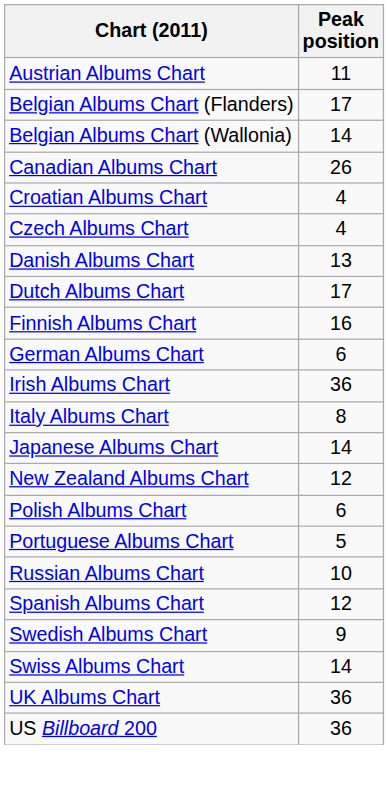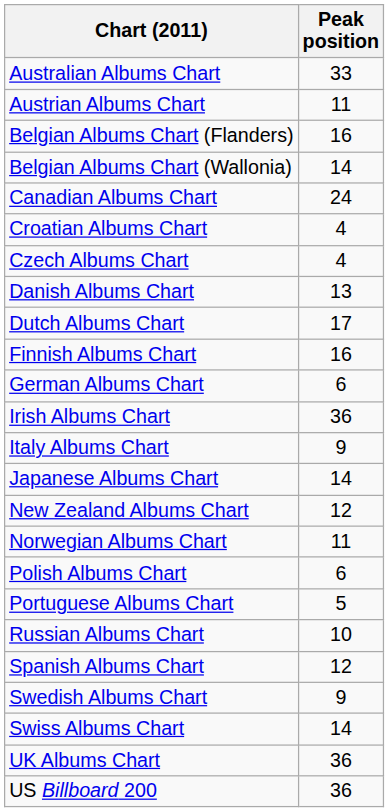+ row: (115, 73)
(341, 104) 17 -> (341, 135) 16
(341, 167) 26 -> (341, 198) 24
(341, 416) 8 -> (341, 447) 9
+ row: (118, 541)
